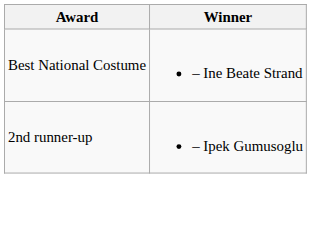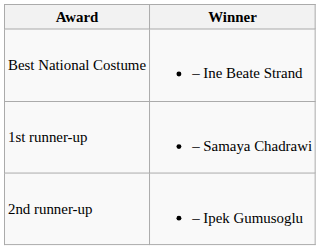+ row: (48, 137)
